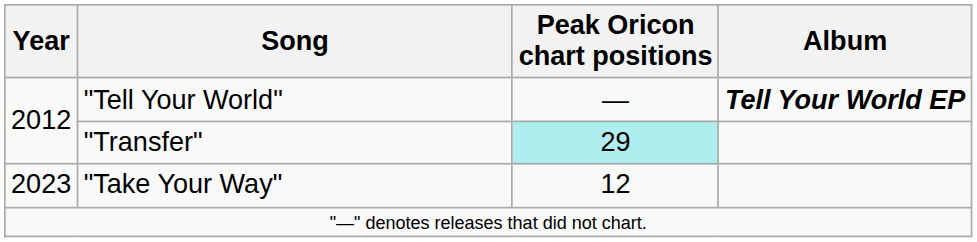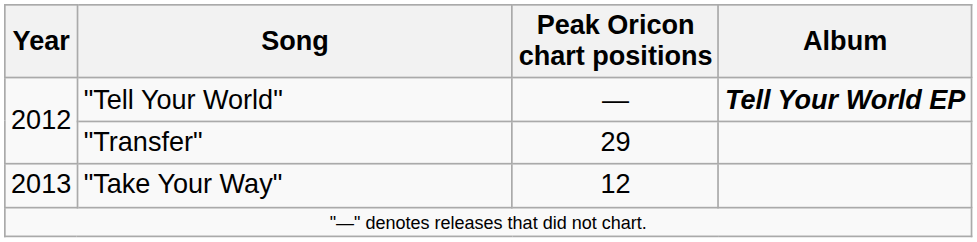(616, 142) paleturquoise background -> (616, 142) no background
(41, 185) 2023 -> (41, 185) 2013
